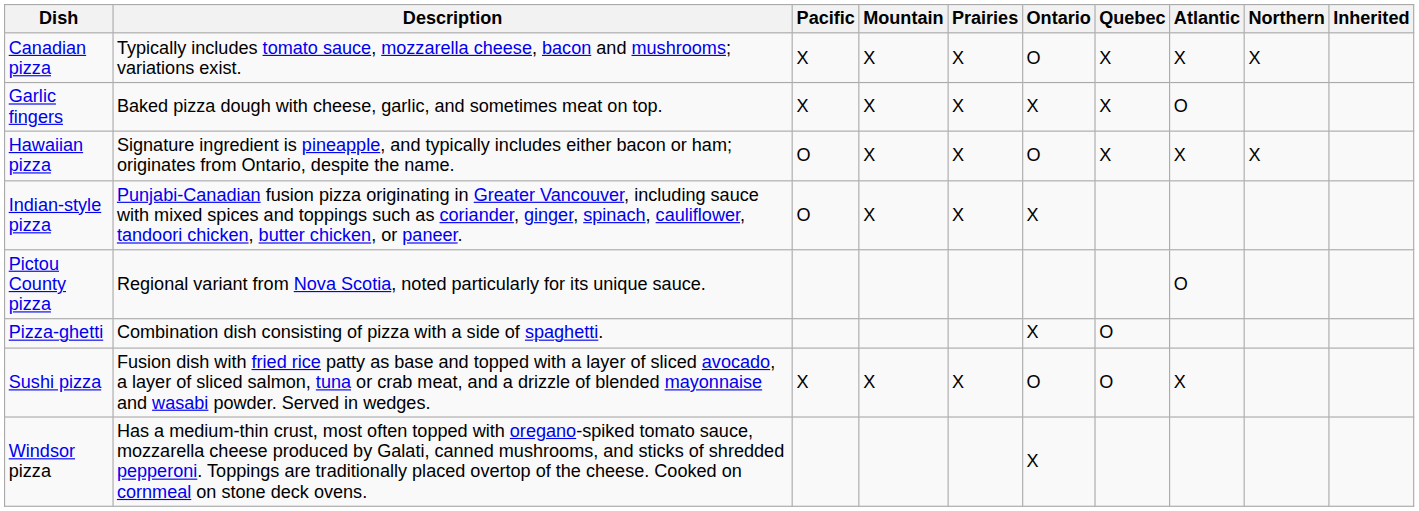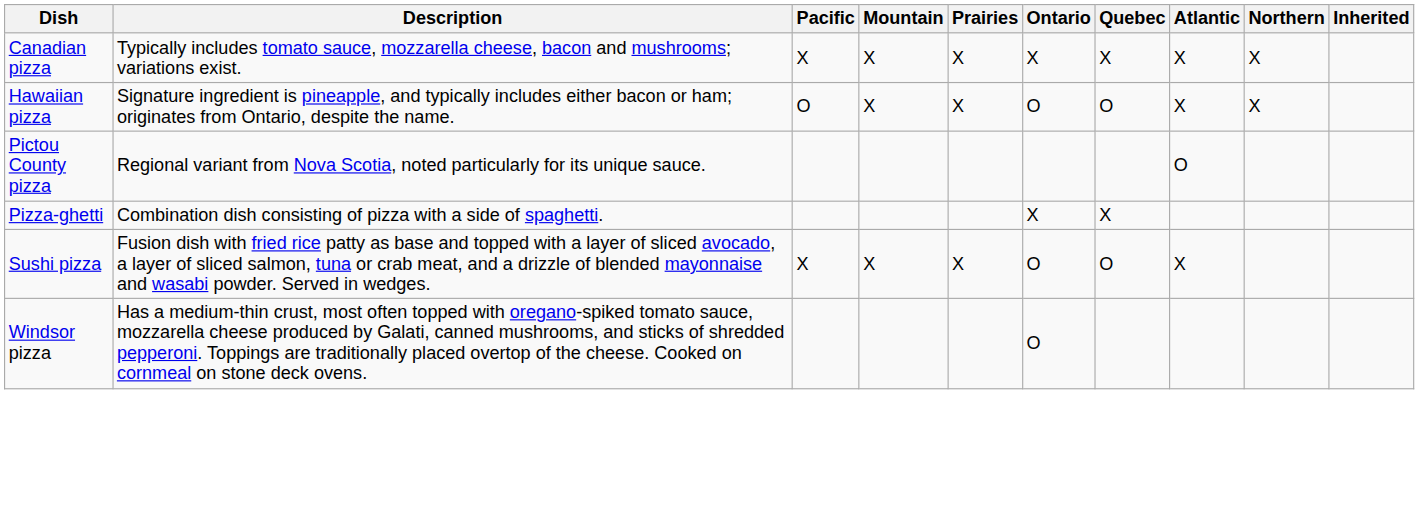(1034, 57) O -> (1033, 57) X
- row: (36, 106)
(1105, 155) X -> (1106, 106) O
- row: (55, 214)
(1106, 333) O -> (1105, 214) X
(1033, 461) X -> (1034, 343) O
